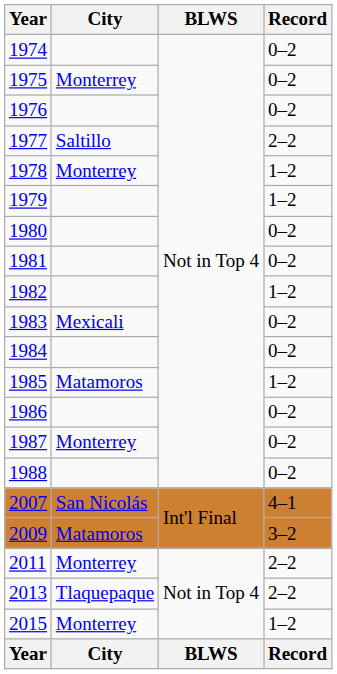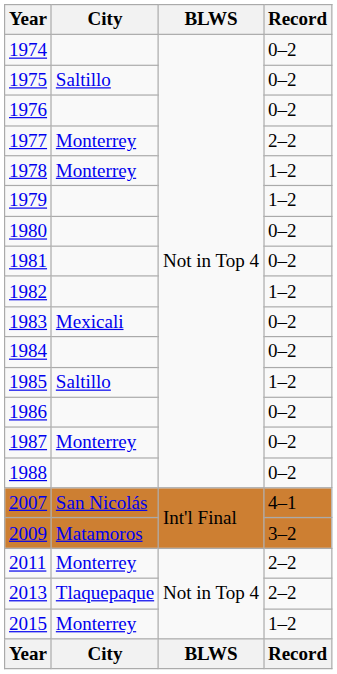(96, 79) Monterrey -> (83, 79) Saltillo
(83, 140) Saltillo -> (96, 140) Monterrey
(99, 381) Matamoros -> (83, 381) Saltillo
